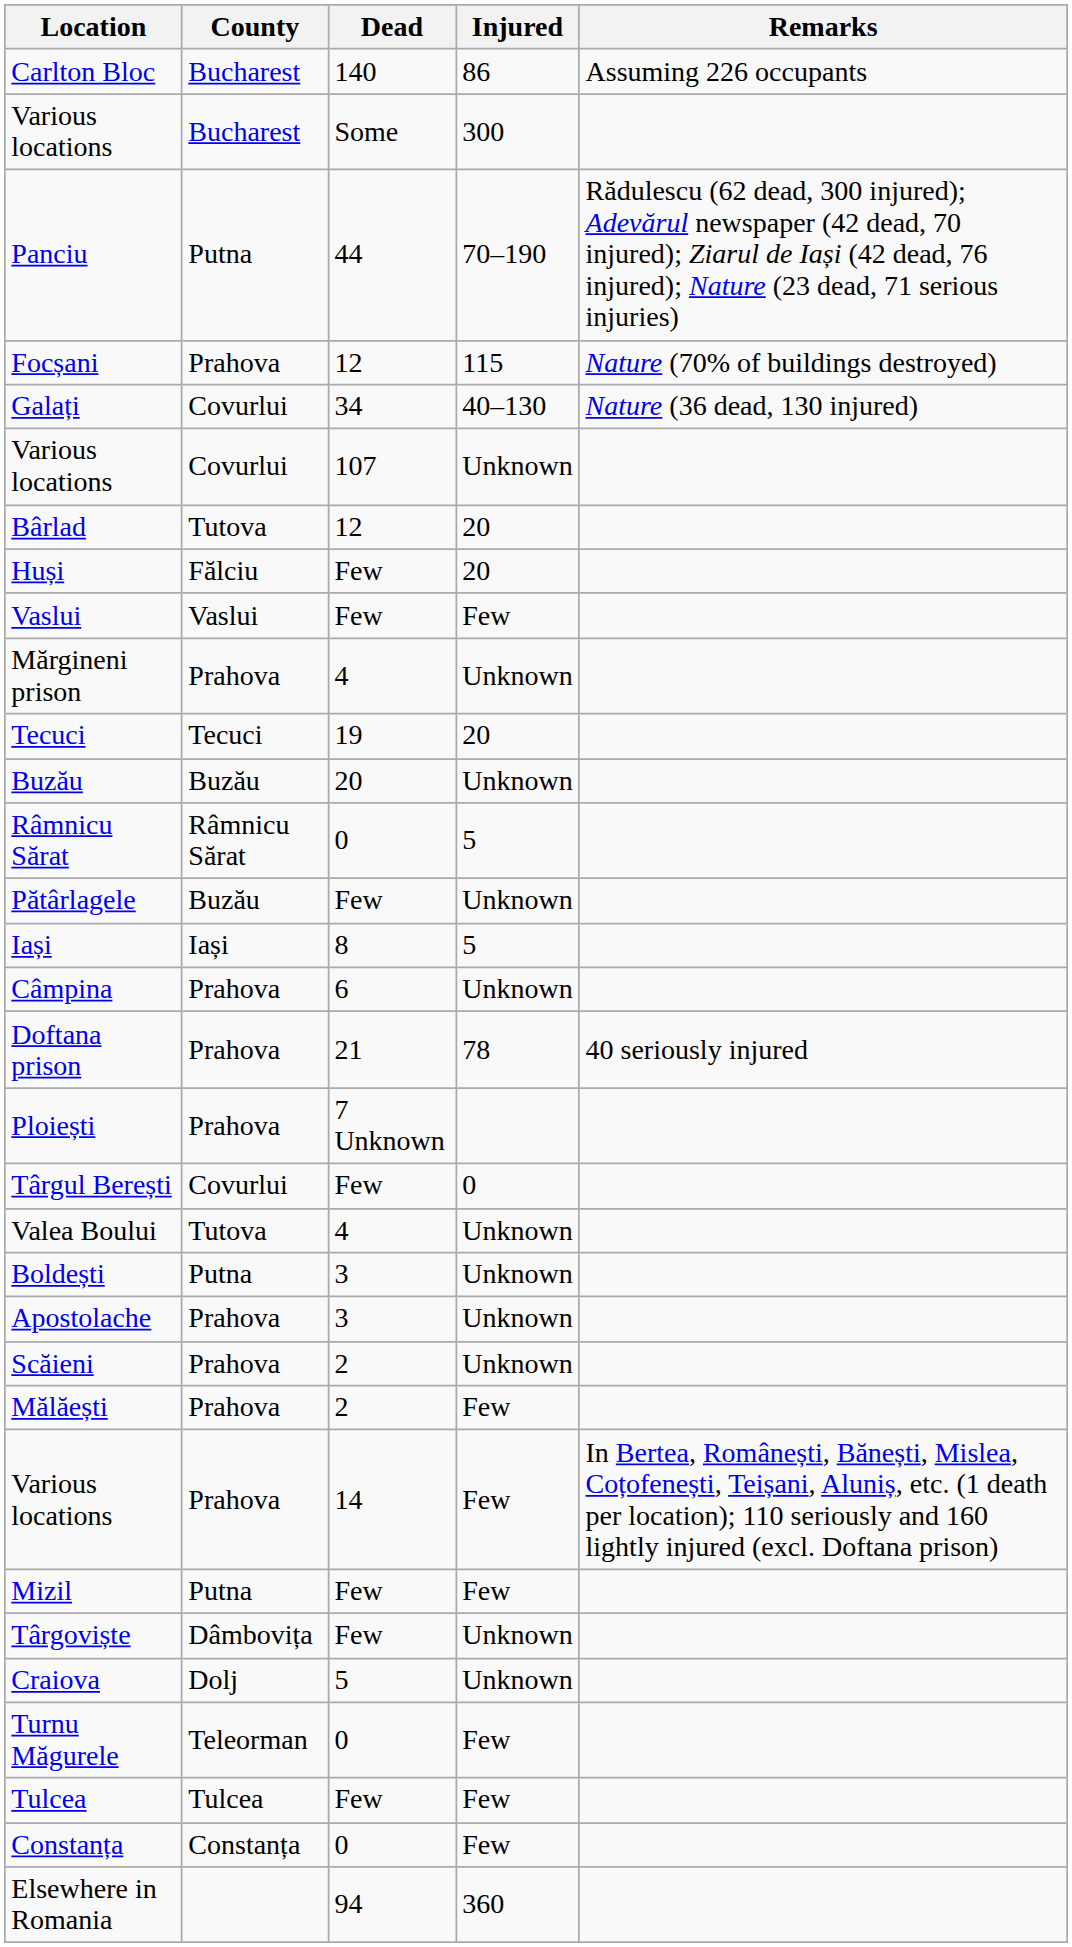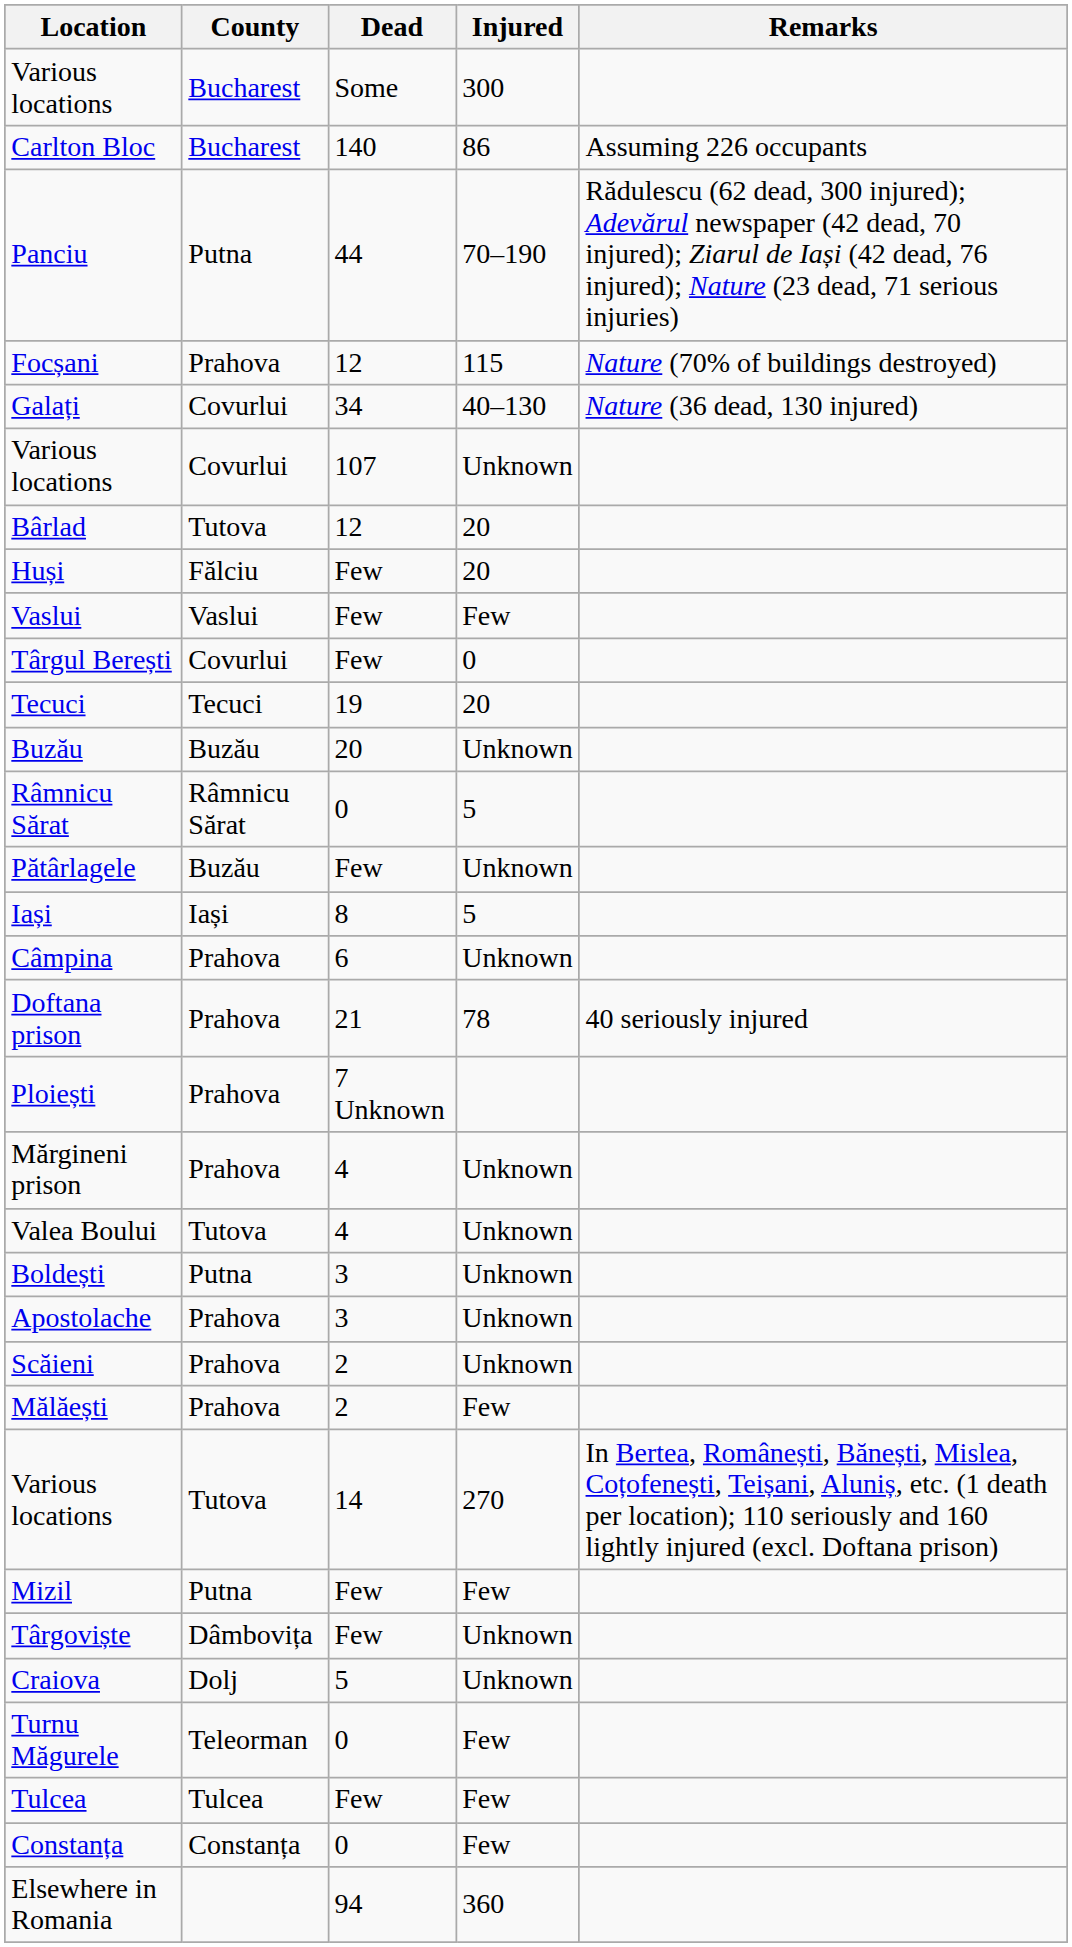rows swapped: (83, 71) <-> (62, 131)
rows swapped: (92, 1185) <-> (69, 675)
(234, 1499) Prahova -> (227, 1499) Tutova
(486, 1499) Few -> (483, 1499) 270
